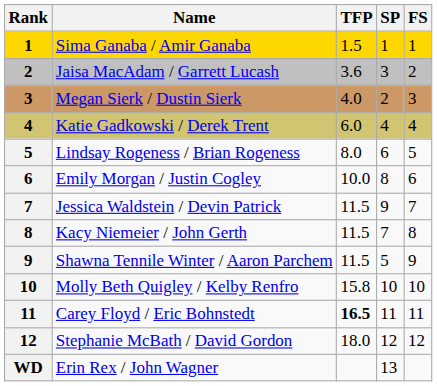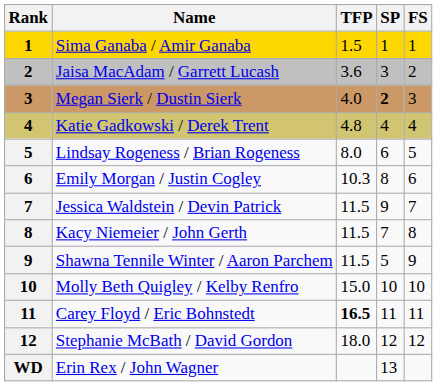(385, 98) normal -> (385, 98) bold
(351, 125) 6.0 -> (351, 125) 4.8
(355, 179) 10.0 -> (355, 179) 10.3
(355, 286) 15.8 -> (355, 286) 15.0
